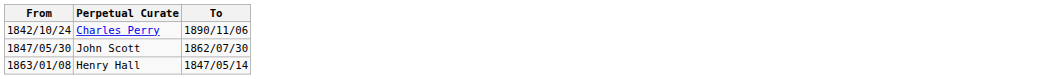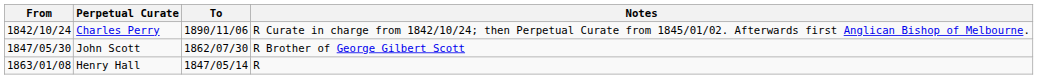+ column: (642, 13)
